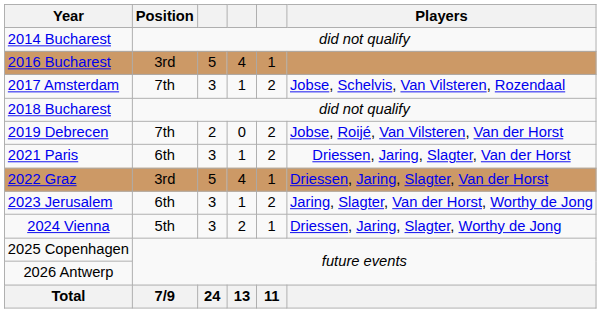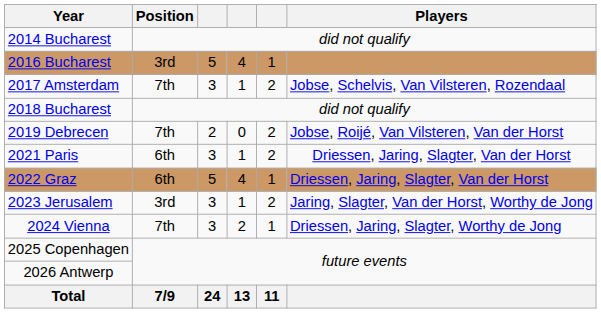(165, 179) 3rd -> (165, 179) 6th
(165, 202) 6th -> (165, 202) 3rd
(165, 226) 5th -> (165, 226) 7th
